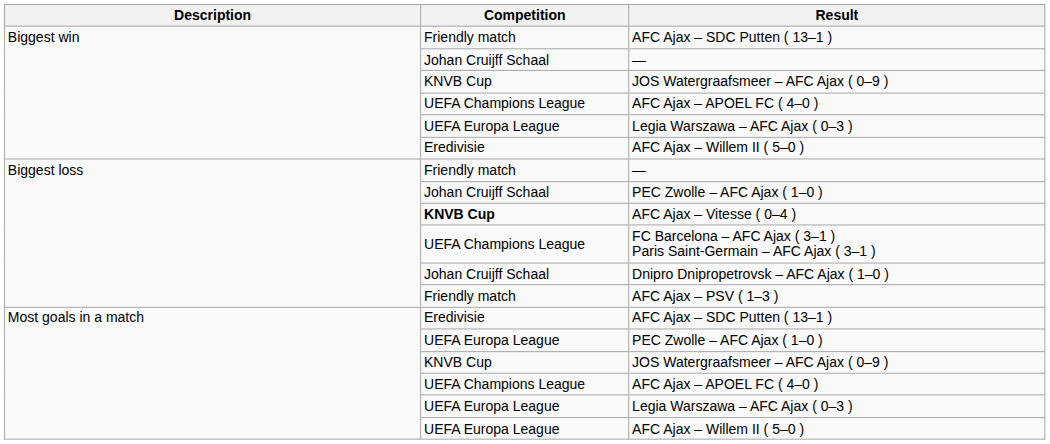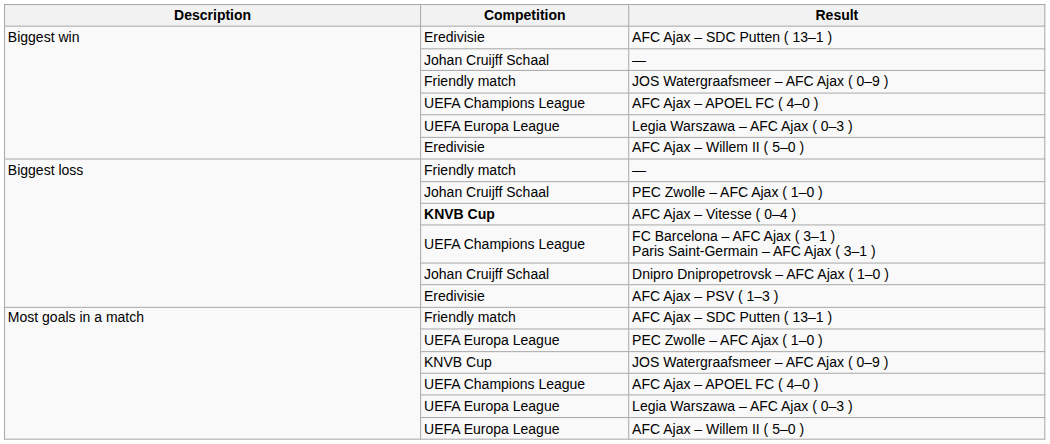(470, 37) Friendly match -> (454, 37) Eredivisie
(458, 81) KNVB Cup -> (470, 81) Friendly match
(470, 296) Friendly match -> (454, 296) Eredivisie
(454, 318) Eredivisie -> (470, 318) Friendly match
